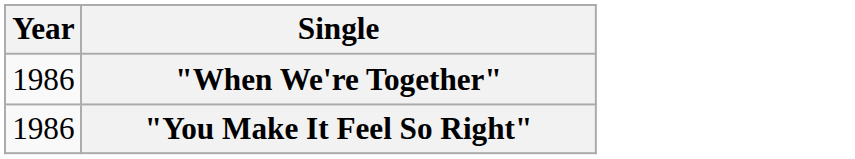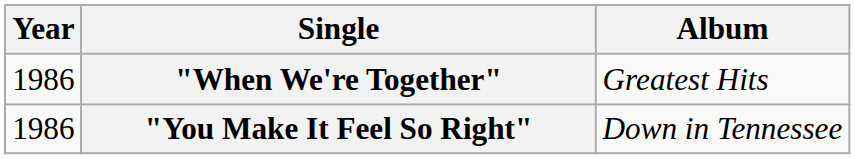+ column: (722, 29)
